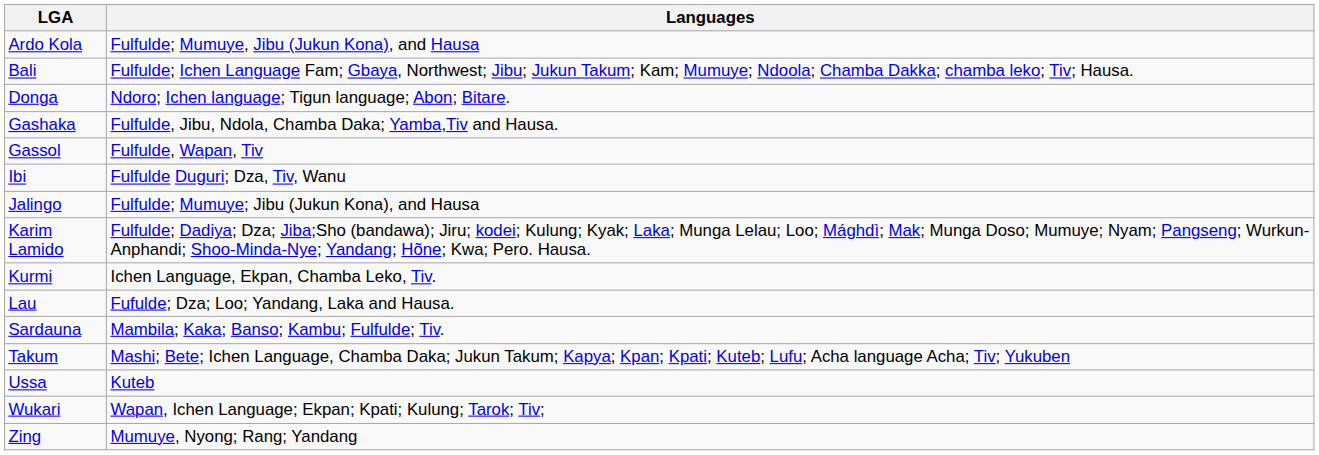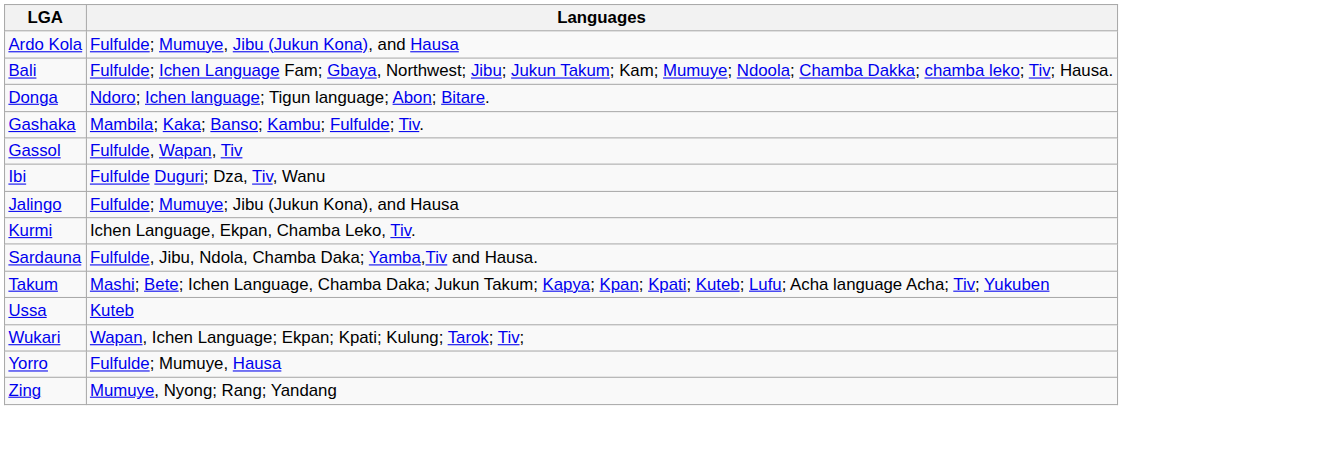(334, 124) Fulfulde, Jibu, Ndola, Chamba Daka; Yamba,Tiv and Hausa. -> (257, 124) Mambila; Kaka; Banso; Kambu; Fulfulde; Tiv.
- row: (36, 240)
- row: (22, 303)
(278, 329) Mambila; Kaka; Banso; Kambu; Fulfulde; Tiv. -> (314, 257) Fulfulde, Jibu, Ndola, Chamba Daka; Yamba,Tiv and Hausa.
+ row: (28, 364)
